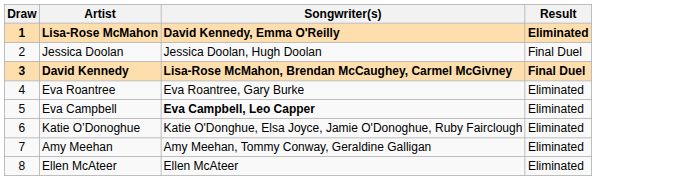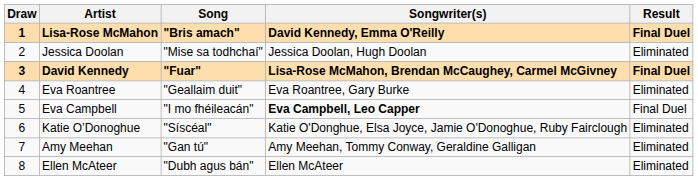+ column: (213, 14)
(558, 33) Eliminated -> (661, 33) Final Duel
(555, 52) Final Duel -> (661, 52) Eliminated
(556, 109) Eliminated -> (660, 109) Final Duel
